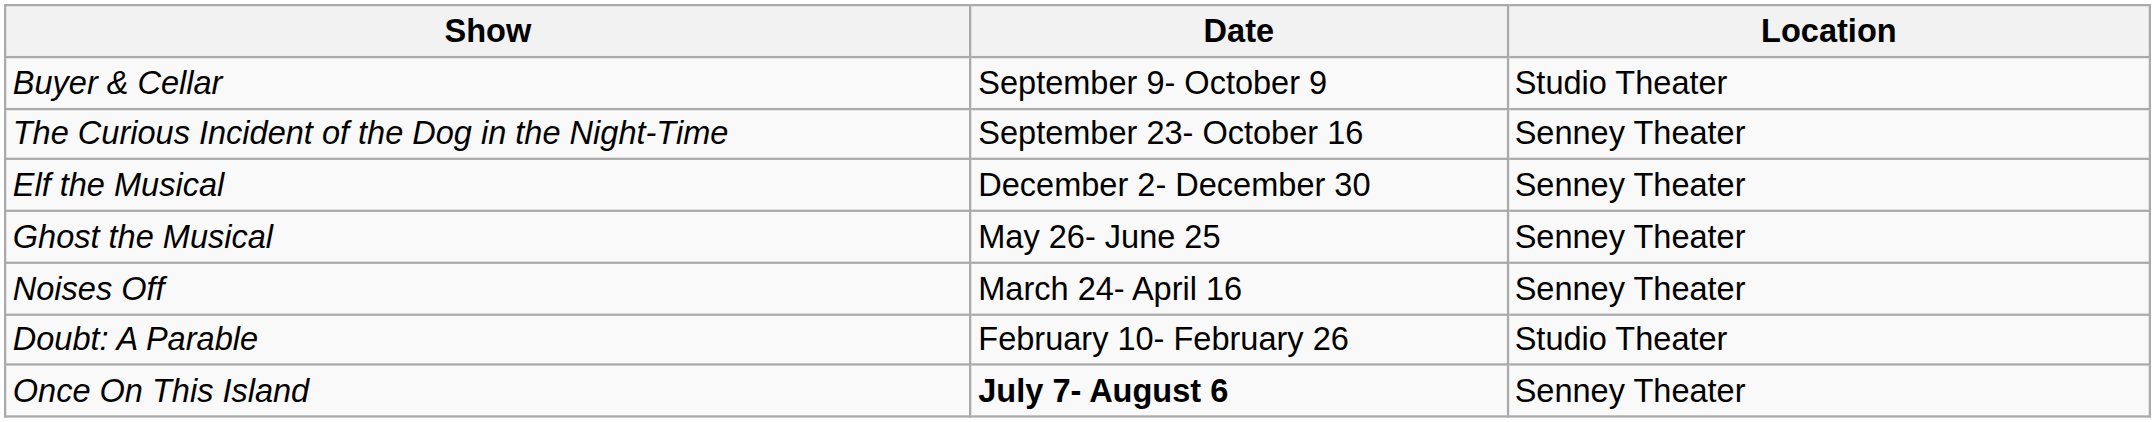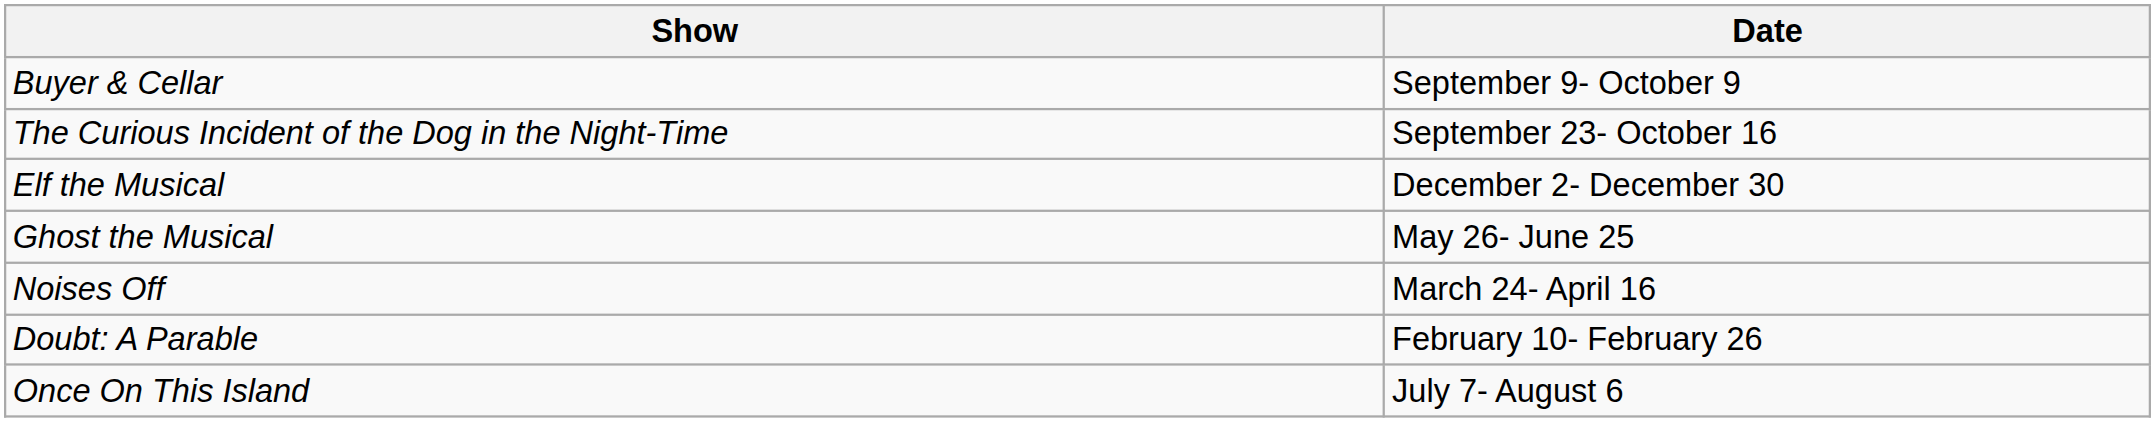- column: (1829, 31)
(1103, 391) bold -> (1508, 391) normal
